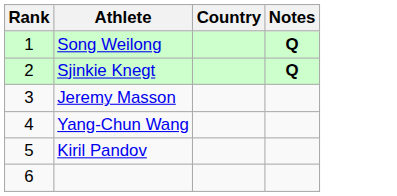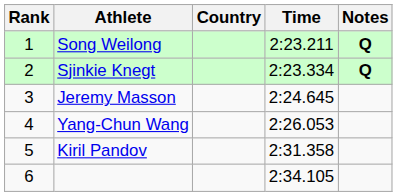+ column: (301, 17)
